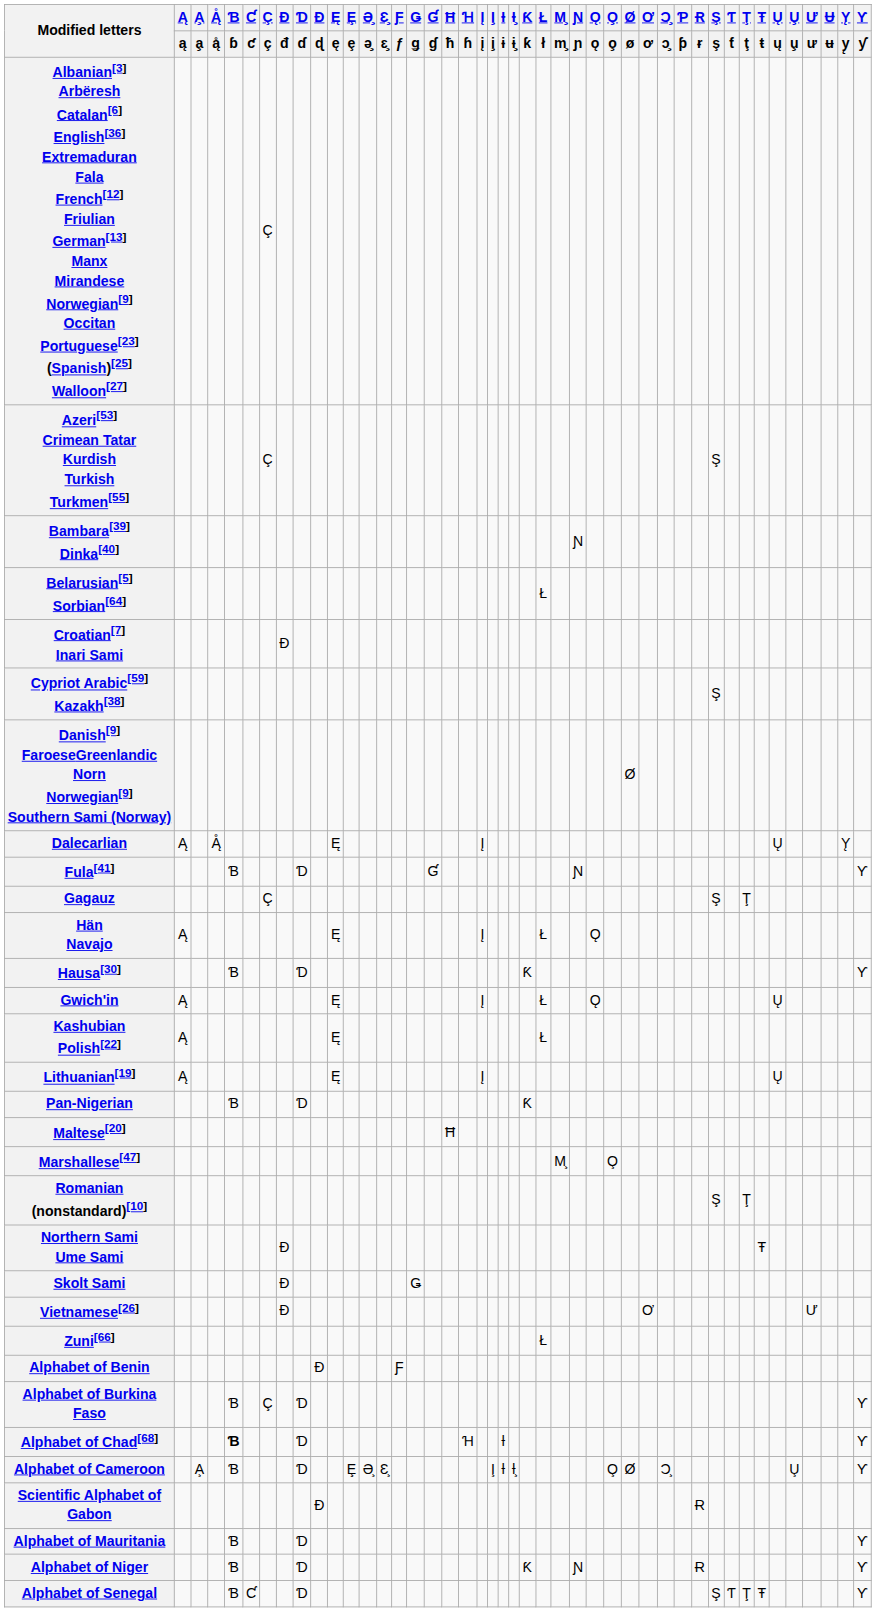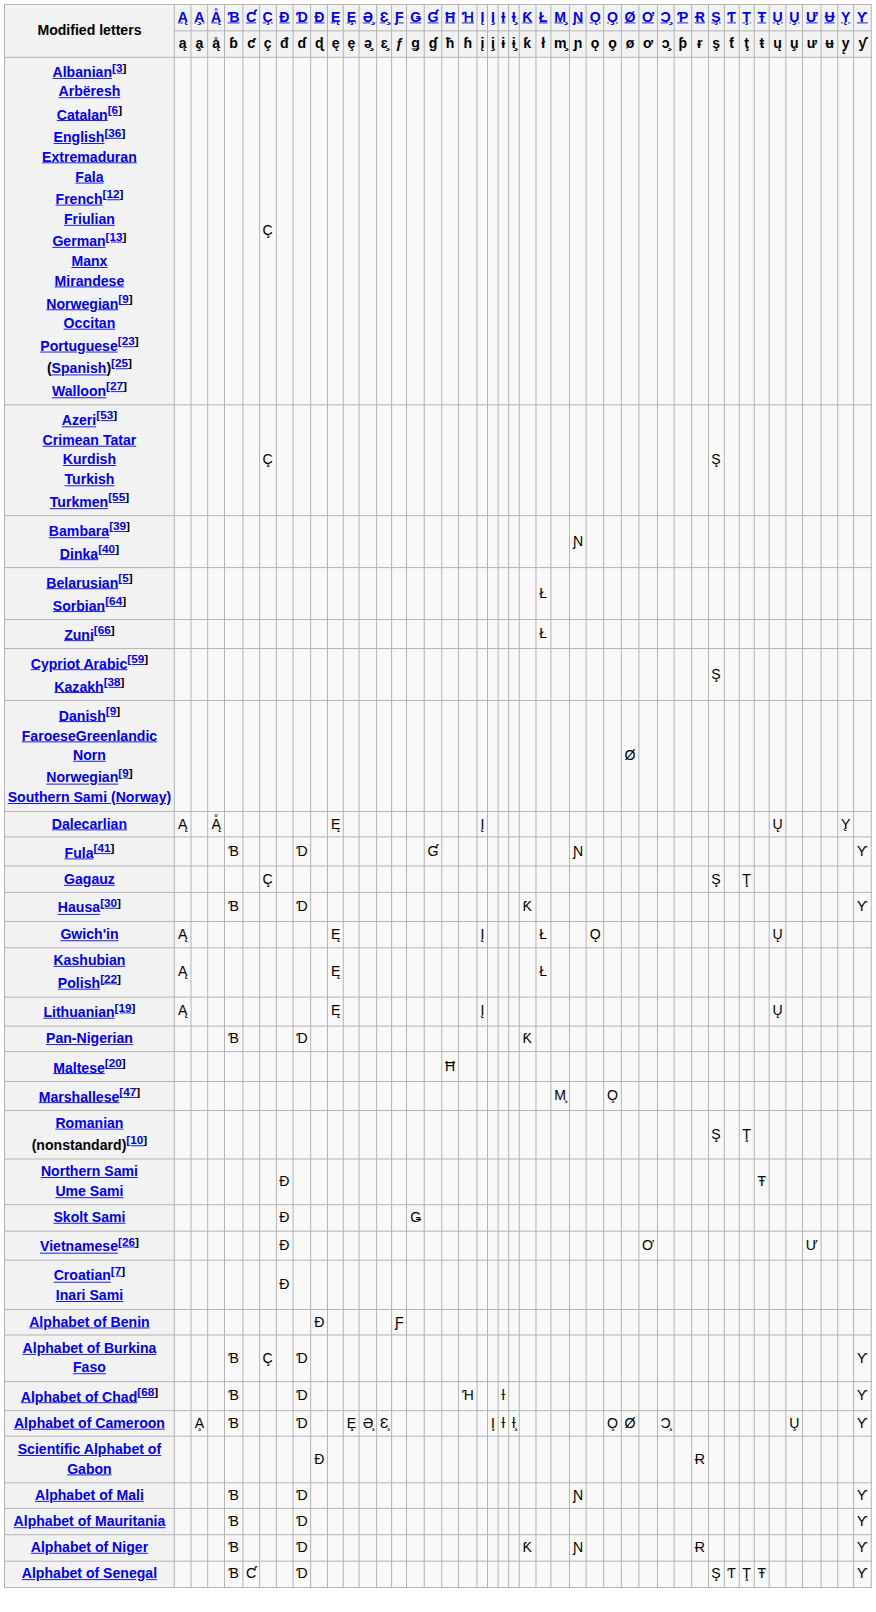rows swapped: (89, 643) <-> (89, 1339)
- row: (89, 935)
(234, 1441) bold -> (234, 1395) normal
+ row: (89, 1495)
